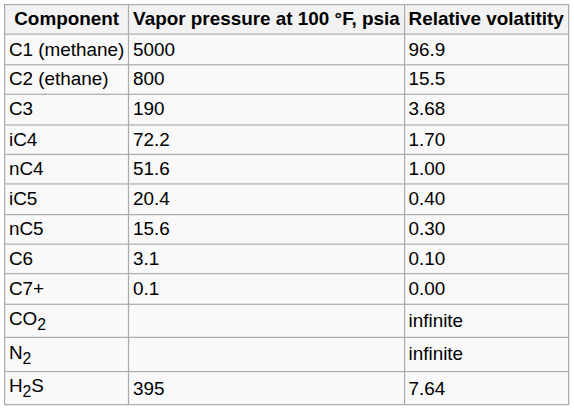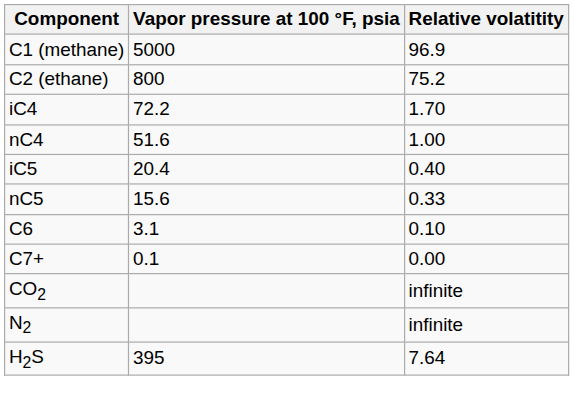(427, 79) 15.5 -> (427, 79) 75.2
- row: (21, 109)
(427, 229) 0.30 -> (427, 199) 0.33
